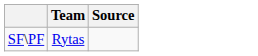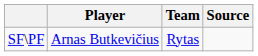+ column: (105, 16)
